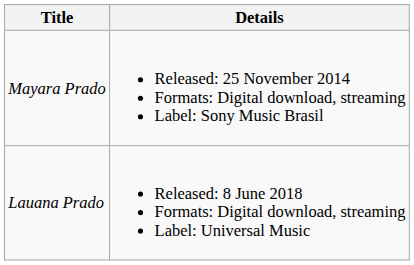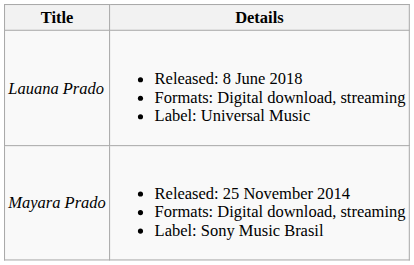rows swapped: (57, 87) <-> (56, 202)
